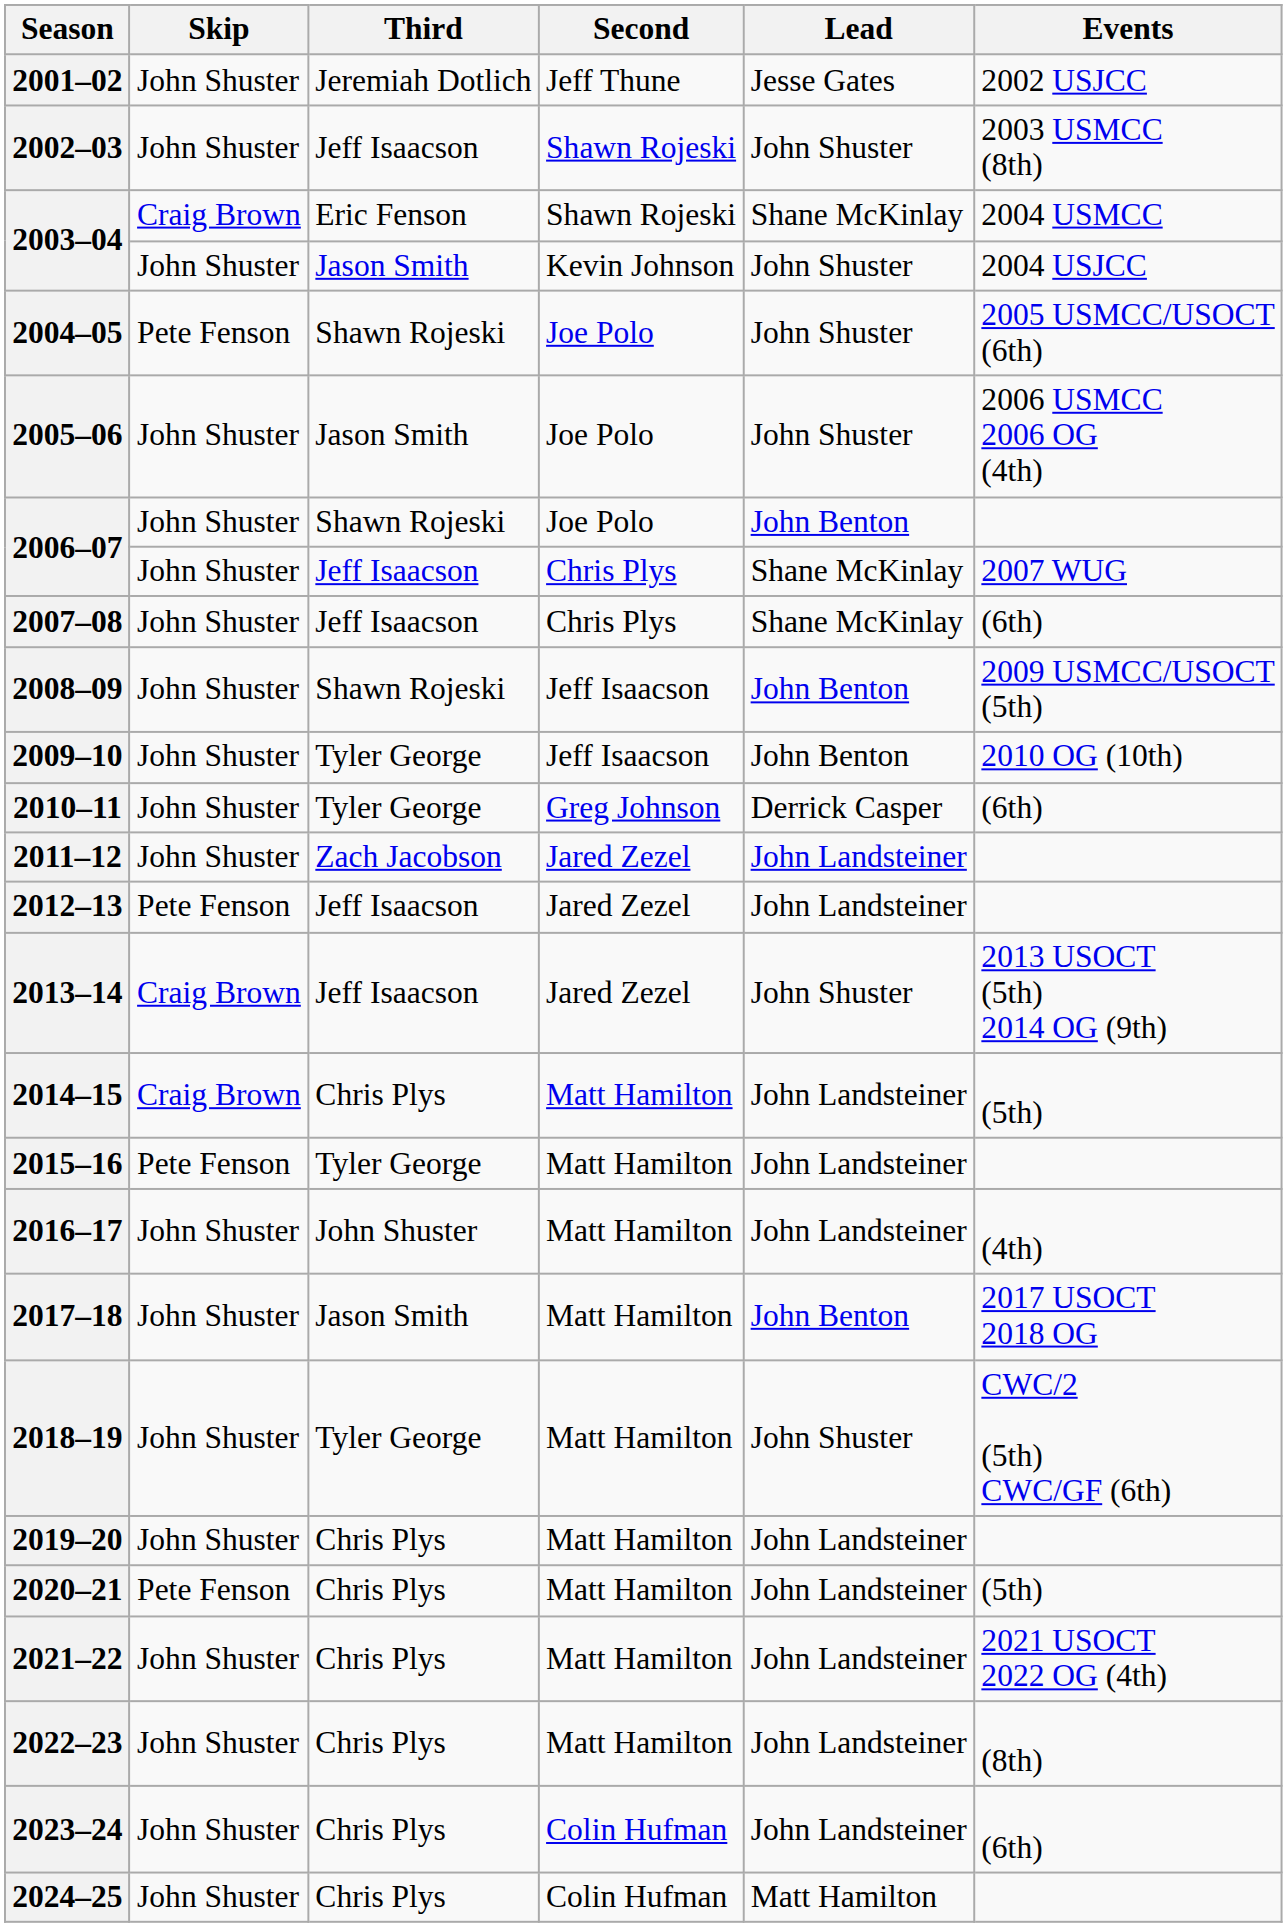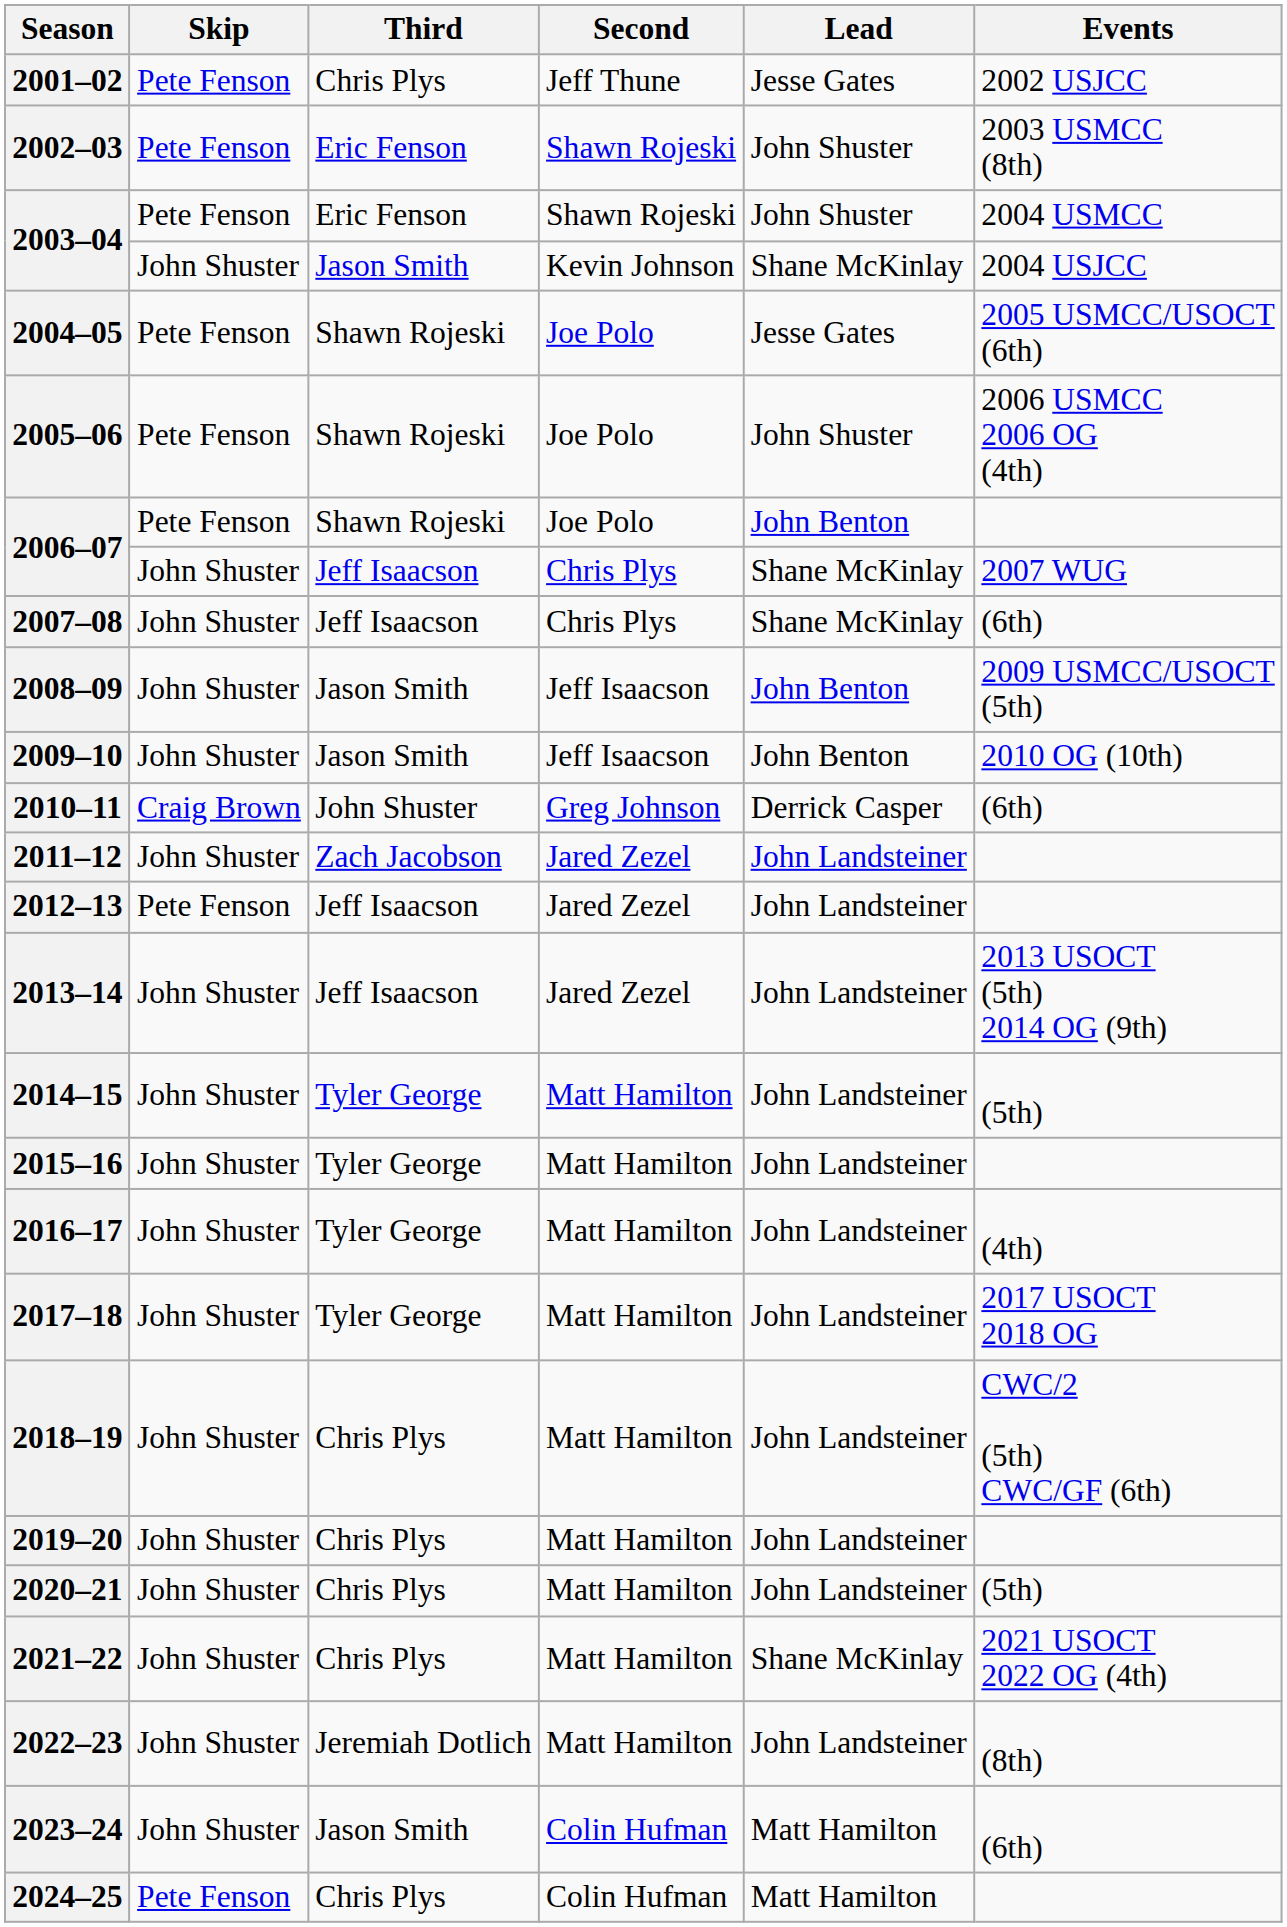(218, 79) John Shuster -> (214, 79) Pete Fenson
(423, 79) Jeremiah Dotlich -> (381, 79) Chris Plys
(218, 147) John Shuster -> (214, 147) Pete Fenson
(397, 147) Jeff Isaacson -> (391, 147) Eric Fenson
(219, 214) Craig Brown -> (214, 214) Pete Fenson
(857, 214) Shane McKinlay -> (832, 214) John Shuster
(832, 264) John Shuster -> (857, 264) Shane McKinlay
(832, 332) John Shuster -> (823, 332) Jesse Gates
(218, 435) John Shuster -> (214, 435) Pete Fenson
(392, 435) Jason Smith -> (410, 435) Shawn Rojeski
(218, 521) John Shuster -> (214, 521) Pete Fenson
(410, 688) Shawn Rojeski -> (392, 688) Jason Smith
(398, 756) Tyler George -> (392, 756) Jason Smith
(218, 806) John Shuster -> (219, 806) Craig Brown
(398, 806) Tyler George -> (396, 806) John Shuster
(219, 992) Craig Brown -> (218, 992) John Shuster
(832, 992) John Shuster -> (859, 992) John Landsteiner
(219, 1095) Craig Brown -> (218, 1095) John Shuster
(381, 1095) Chris Plys -> (398, 1095) Tyler George
(214, 1162) Pete Fenson -> (218, 1162) John Shuster
(396, 1230) John Shuster -> (398, 1230) Tyler George
(392, 1316) Jason Smith -> (398, 1316) Tyler George
(830, 1316) John Benton -> (859, 1316) John Landsteiner
(398, 1437) Tyler George -> (381, 1437) Chris Plys
(832, 1437) John Shuster -> (859, 1437) John Landsteiner
(214, 1590) Pete Fenson -> (218, 1590) John Shuster
(859, 1657) John Landsteiner -> (857, 1657) Shane McKinlay
(381, 1743) Chris Plys -> (423, 1743) Jeremiah Dotlich
(381, 1828) Chris Plys -> (392, 1828) Jason Smith
(859, 1828) John Landsteiner -> (844, 1828) Matt Hamilton
(218, 1896) John Shuster -> (214, 1896) Pete Fenson
